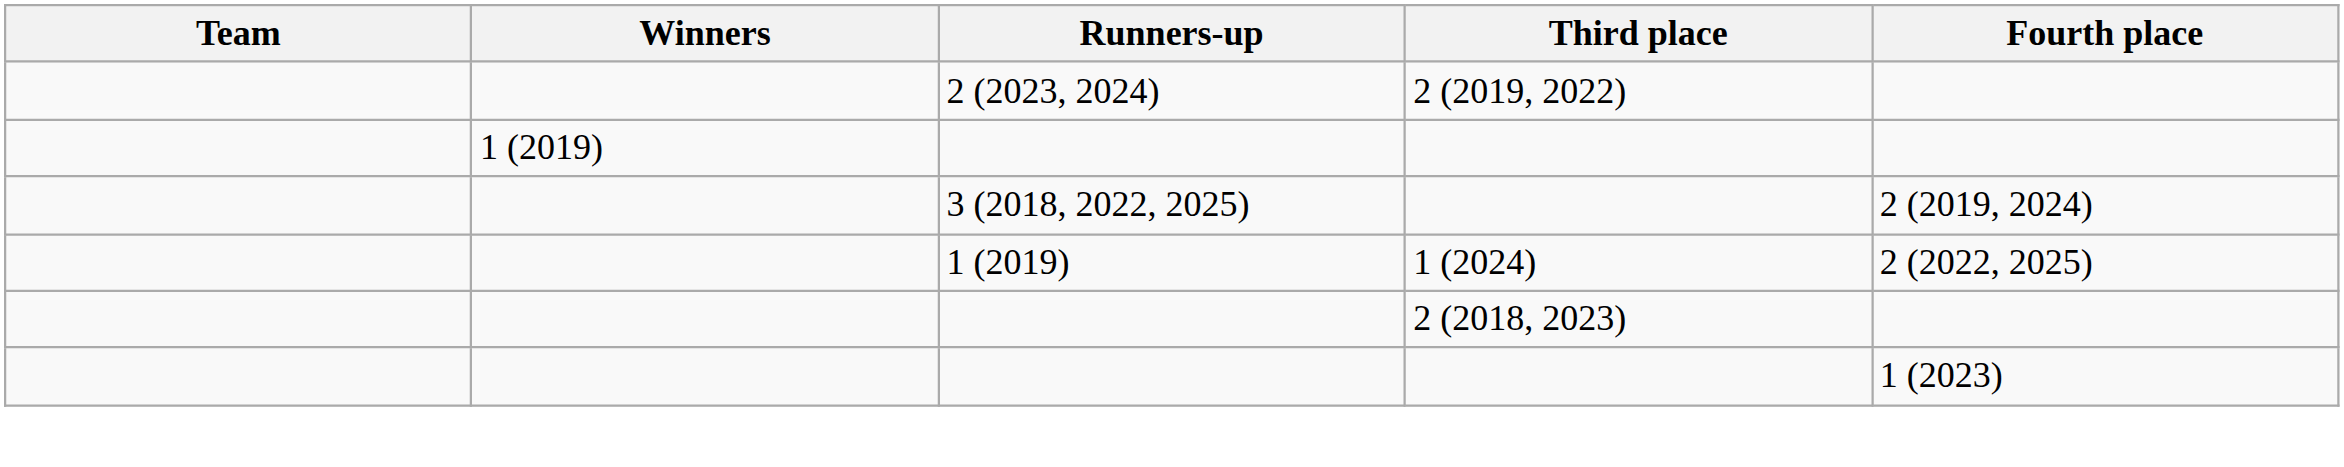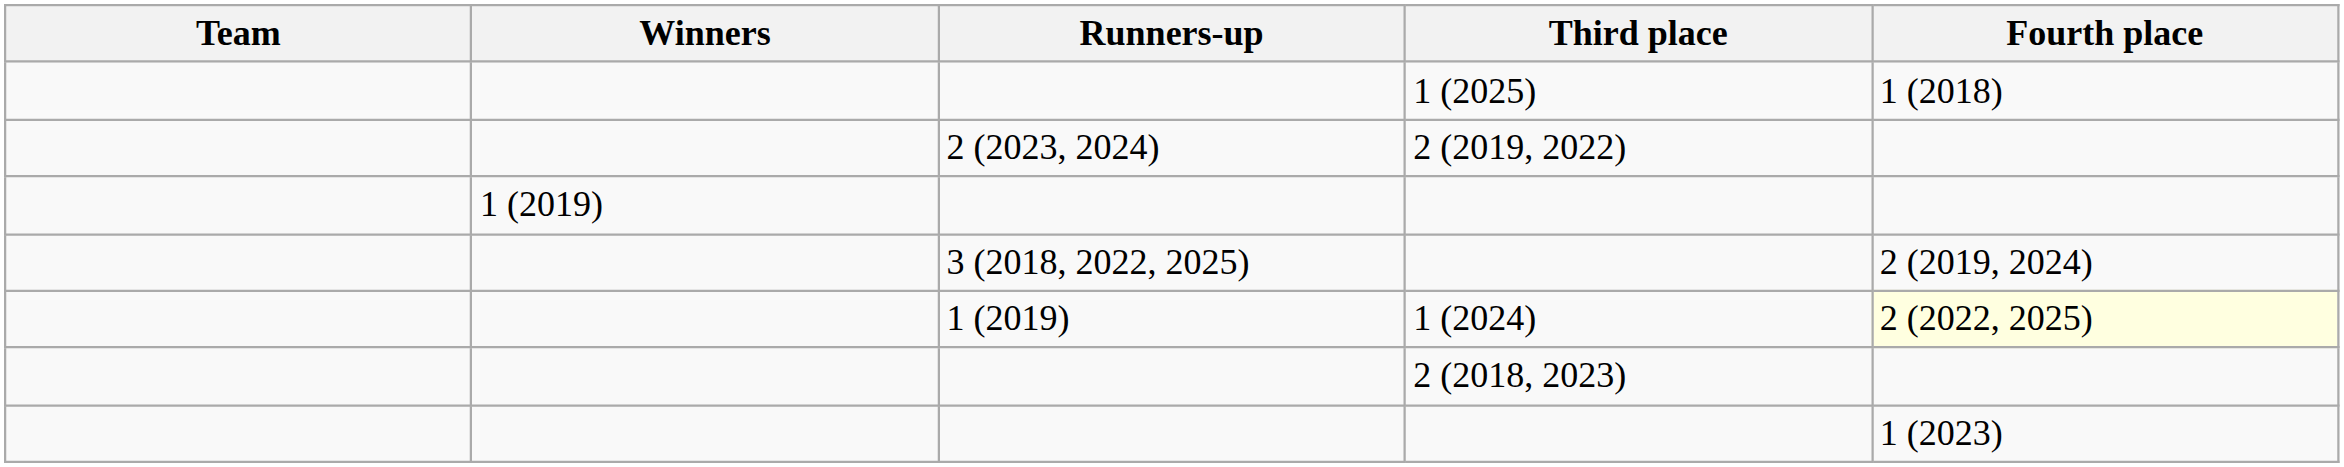+ row: (1172, 91)
(1986, 261) no background -> (1986, 318) lightyellow background
